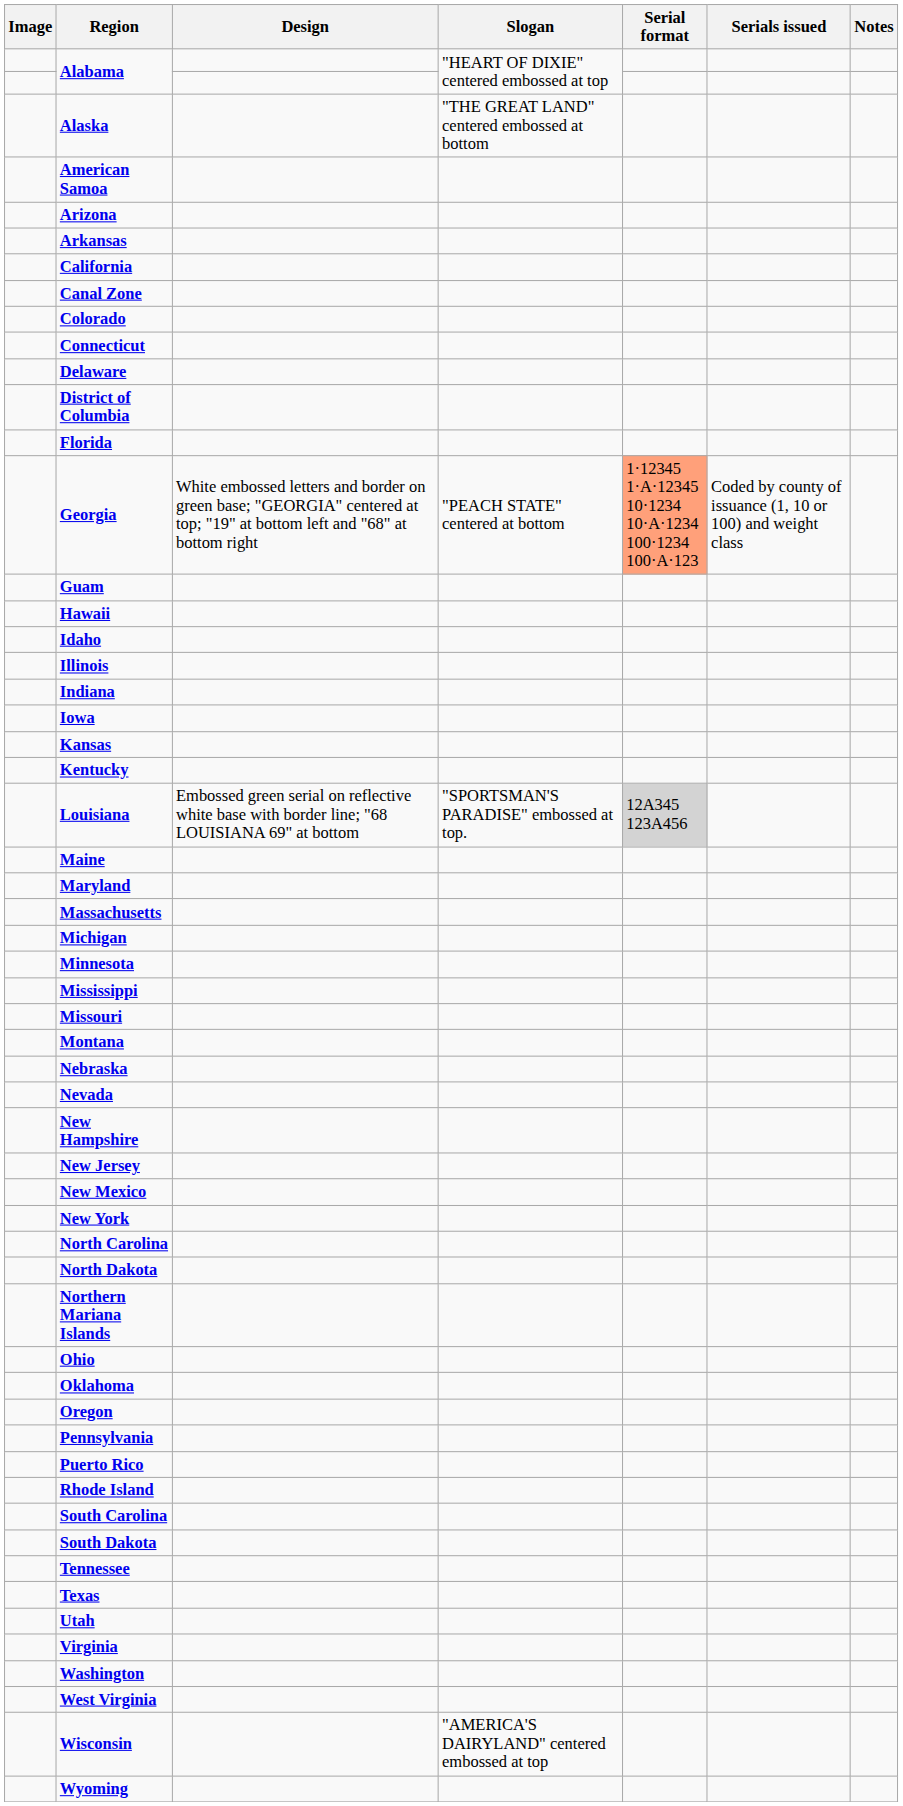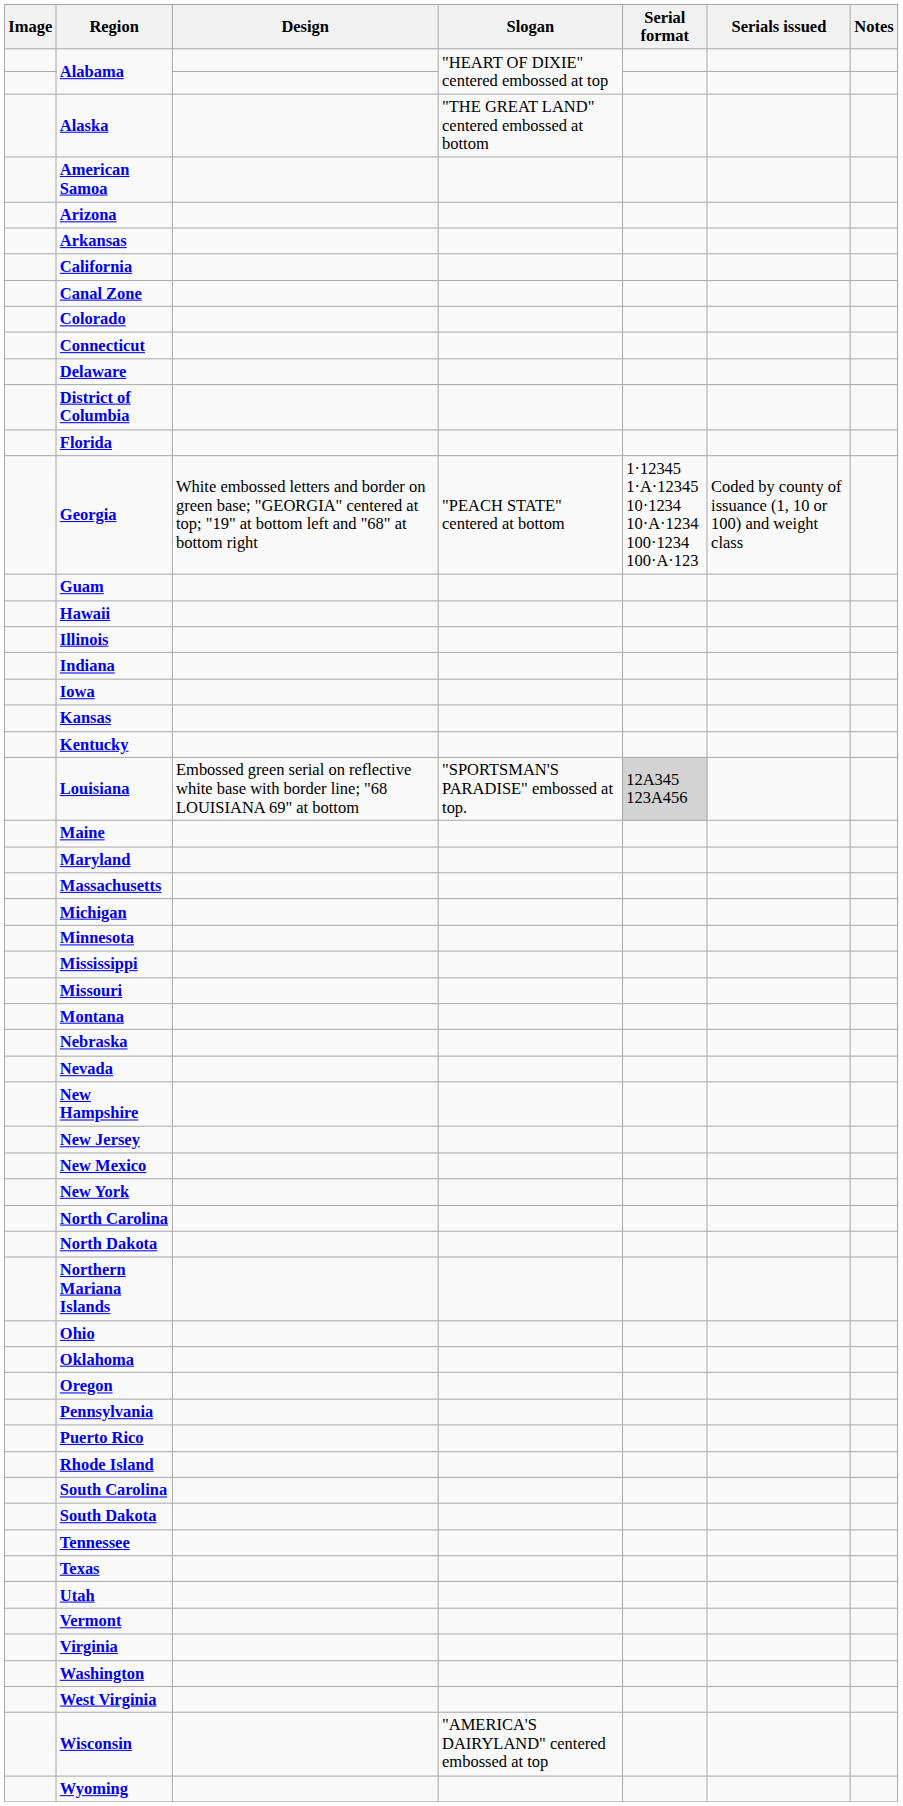(662, 514) lightsalmon background -> (662, 514) no background
- row: (80, 639)
+ row: (91, 1621)
